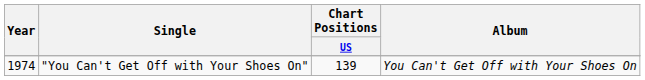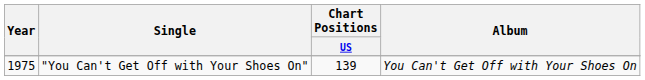(21, 66) 1974 -> (21, 66) 1975
